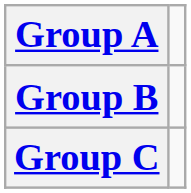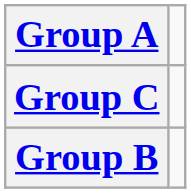rows swapped: (87, 95) <-> (87, 156)
